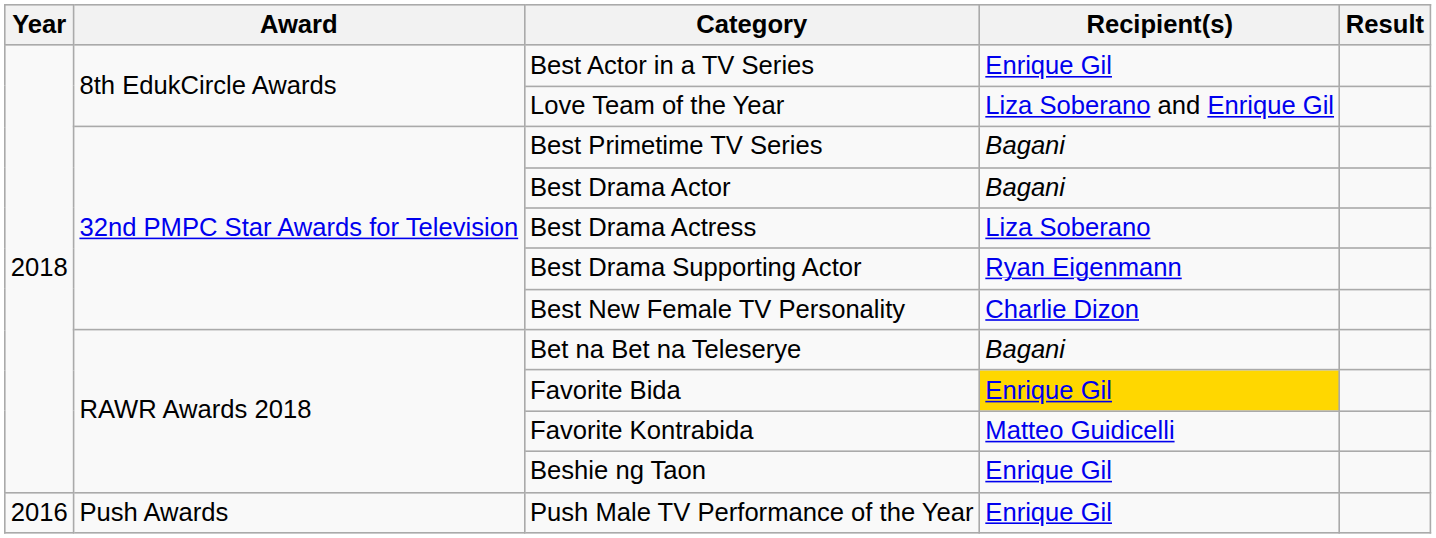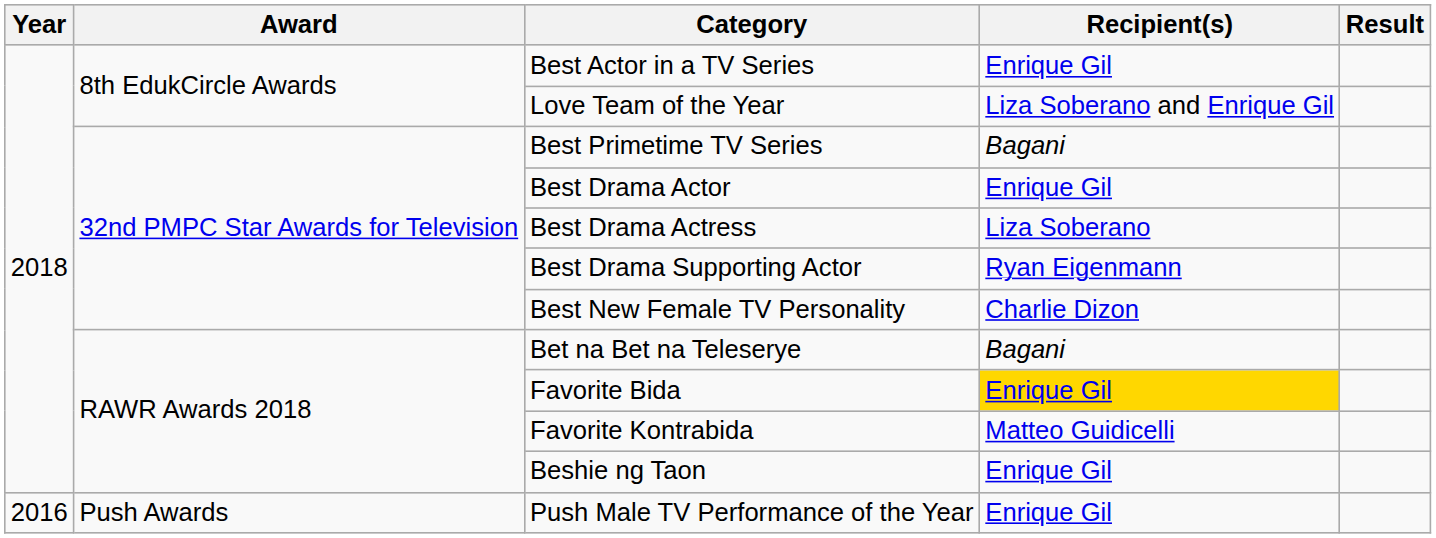(1025, 187) Bagani -> (1049, 187) Enrique Gil
